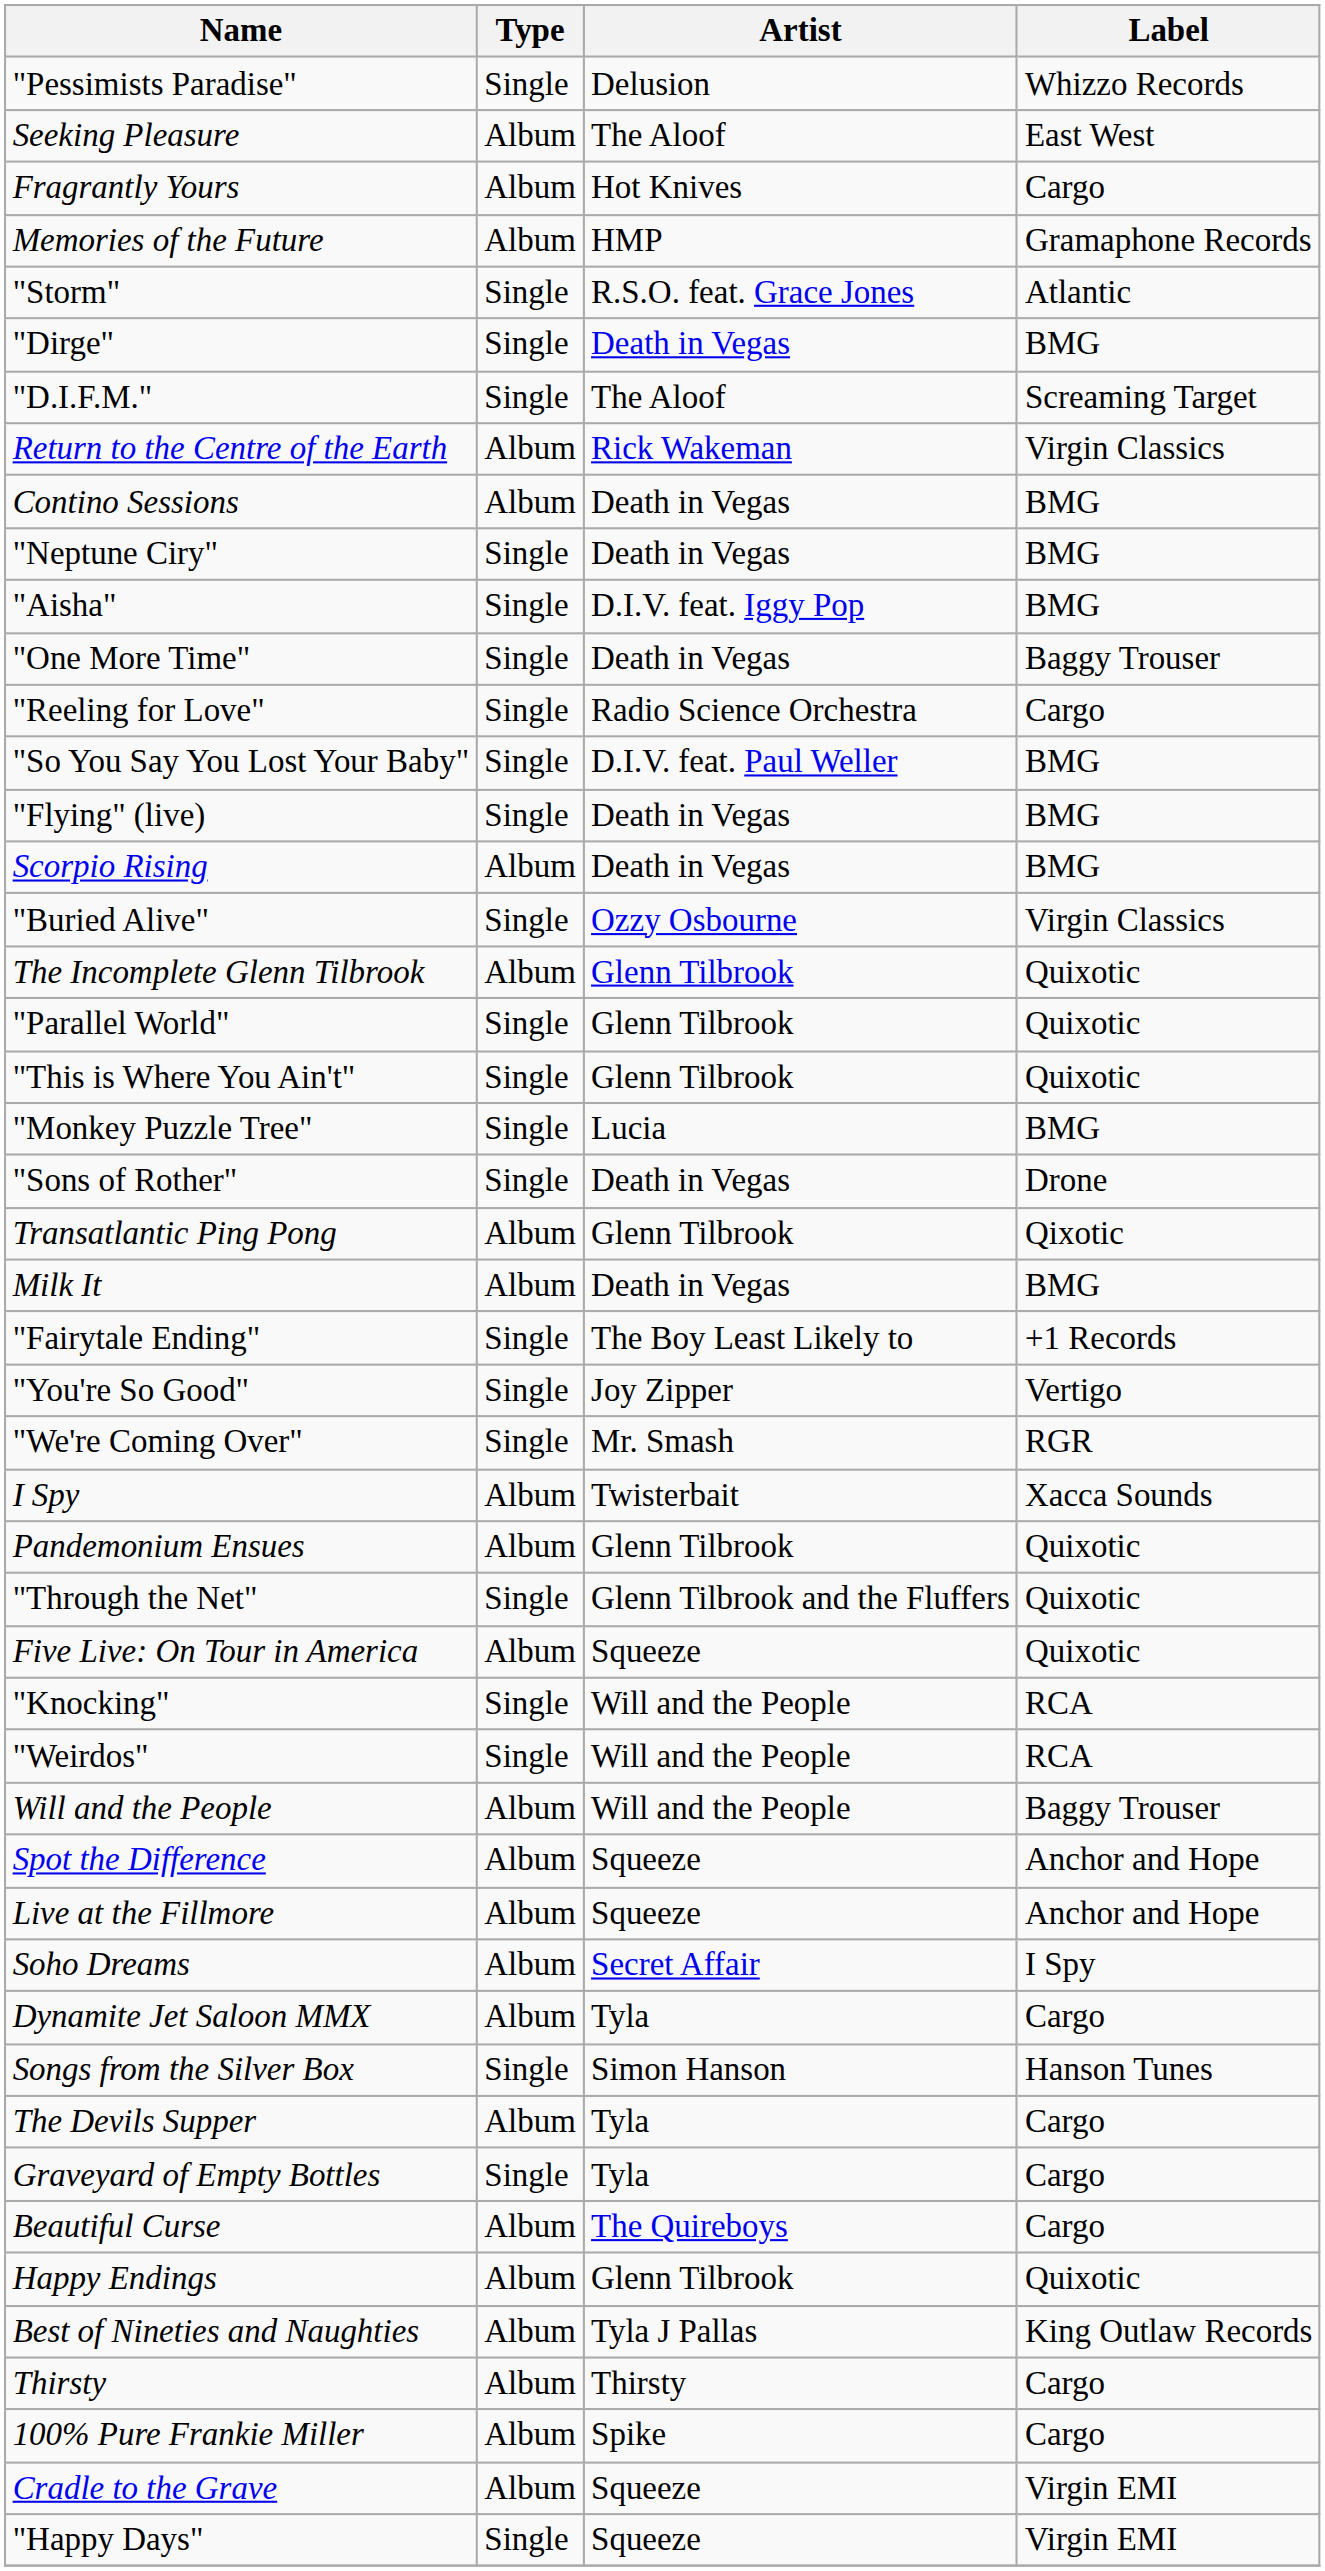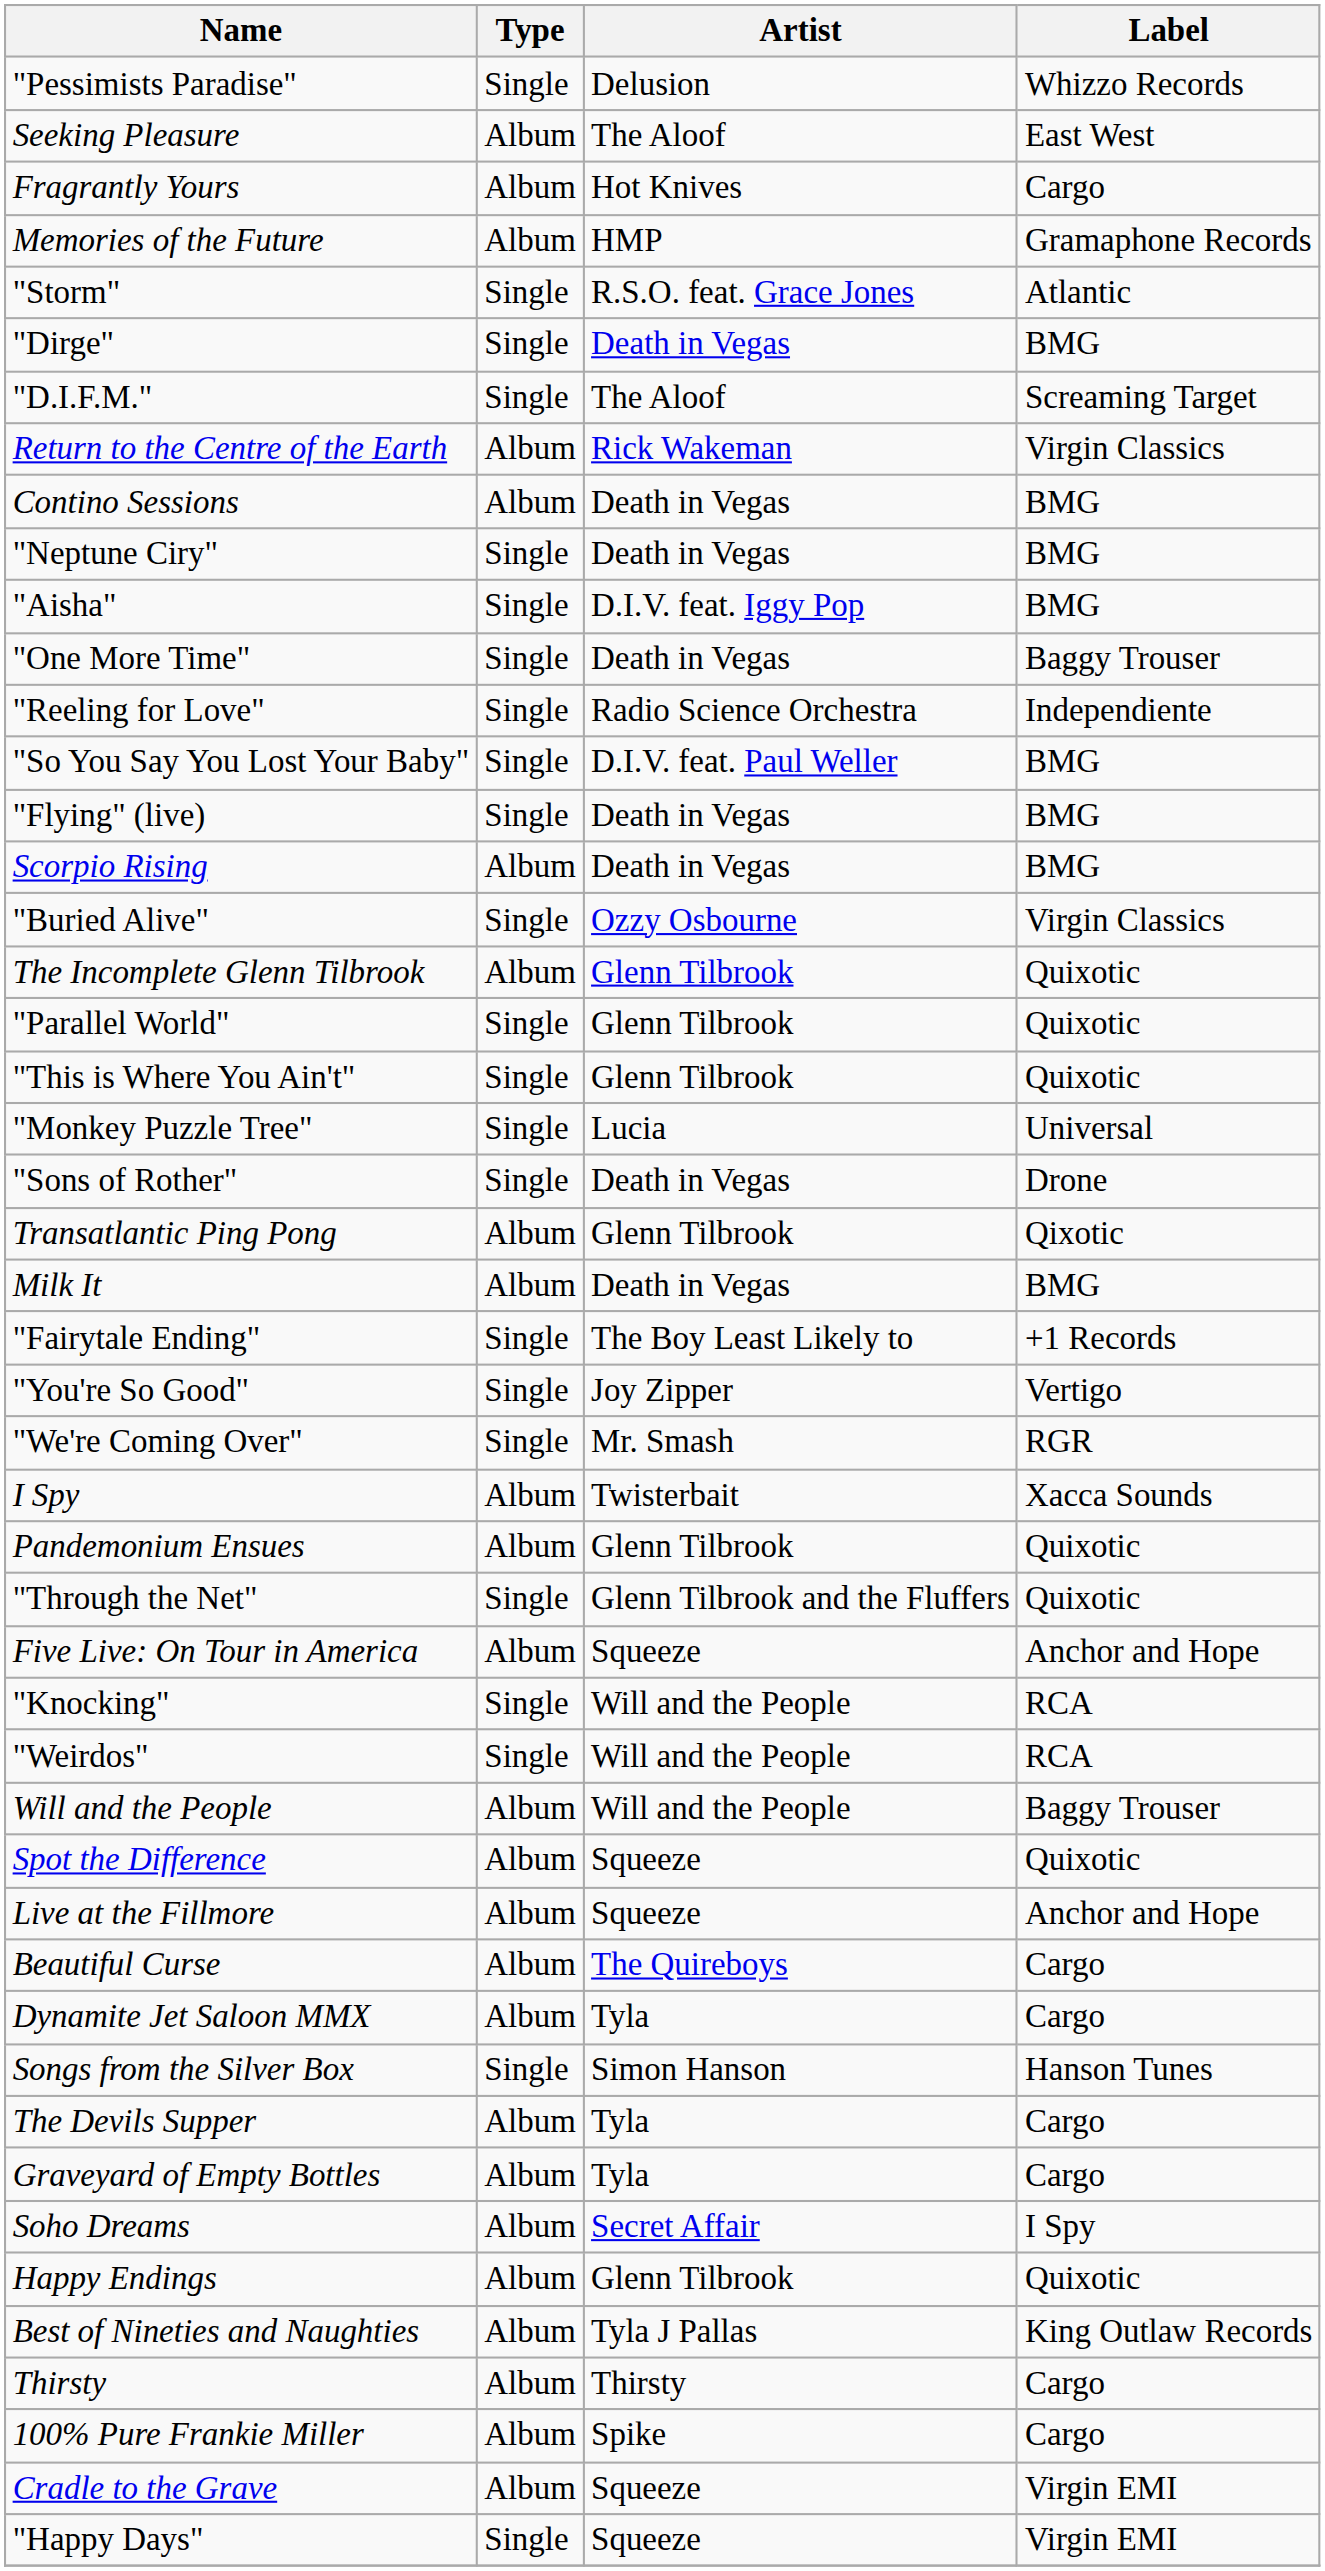(1065, 710) Cargo -> (1118, 710) Independiente
(1063, 1128) BMG -> (1089, 1128) Universal
(1083, 1651) Quixotic -> (1142, 1651) Anchor and Hope
(1142, 1860) Anchor and Hope -> (1083, 1860) Quixotic
rows swapped: (101, 1964) <-> (117, 2226)
(526, 2173) Single -> (530, 2173) Album
